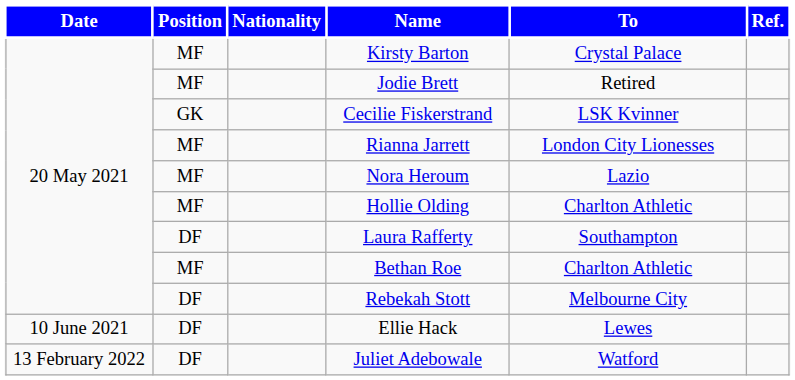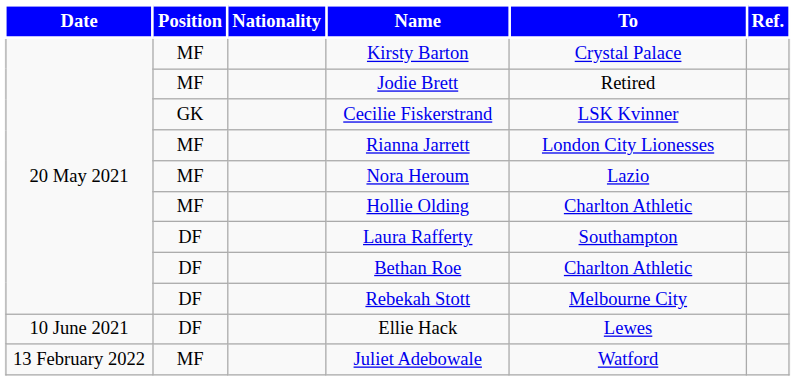(190, 267) MF -> (190, 267) DF
(190, 359) DF -> (190, 359) MF
